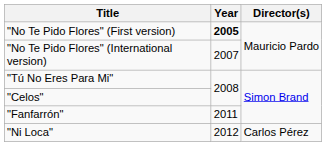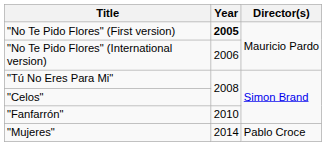(226, 55) 2007 -> (226, 55) 2006
(226, 114) 2011 -> (226, 114) 2010
- row: (30, 132)
+ row: (31, 132)
